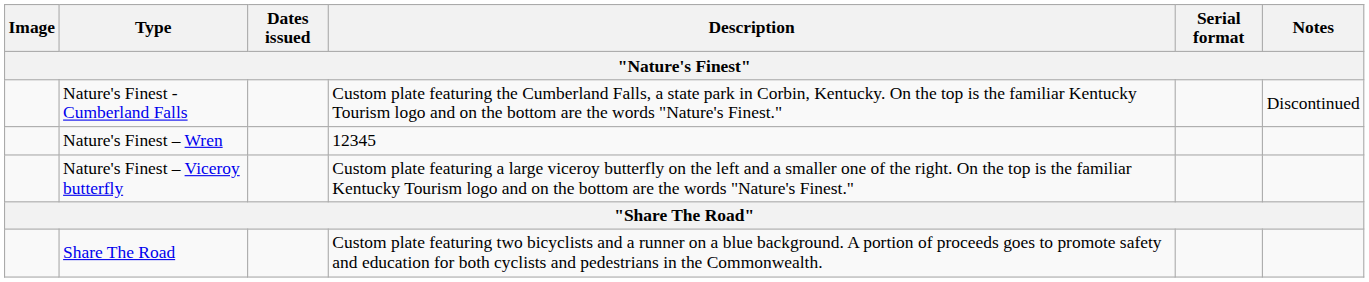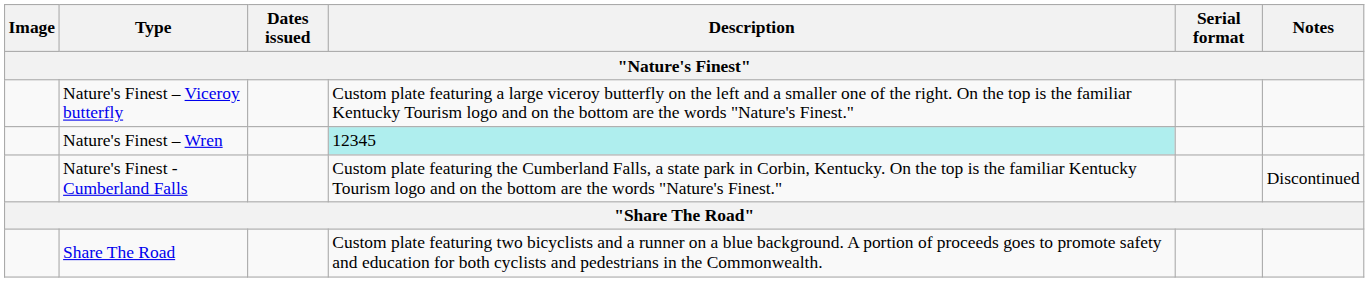rows swapped: (151, 178) <-> (125, 103)
(354, 140) no background -> (354, 140) paleturquoise background
